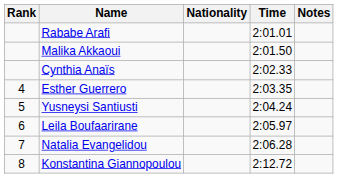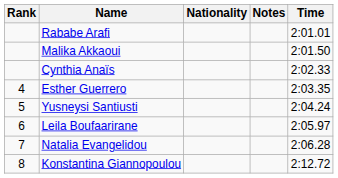columns swapped: (272, 13) <-> (314, 13)
